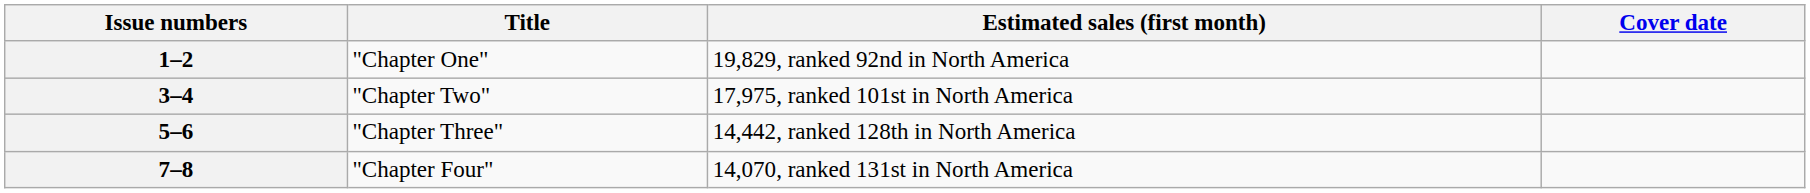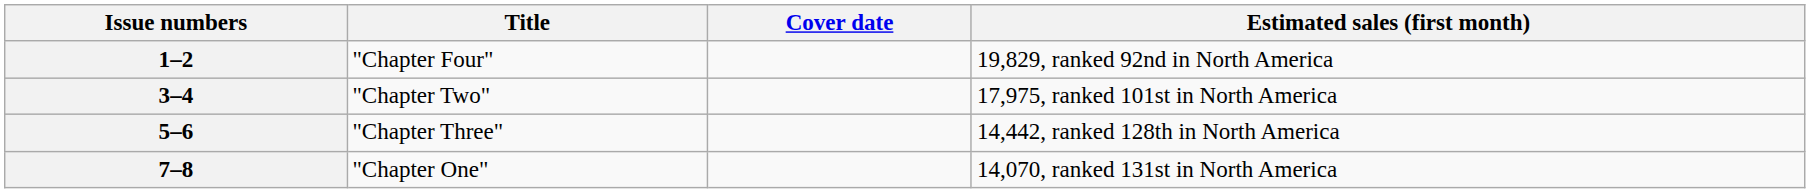columns swapped: (1673, 22) <-> (1124, 22)
(420, 59) "Chapter One" -> (423, 59) "Chapter Four"
(423, 168) "Chapter Four" -> (420, 168) "Chapter One"
